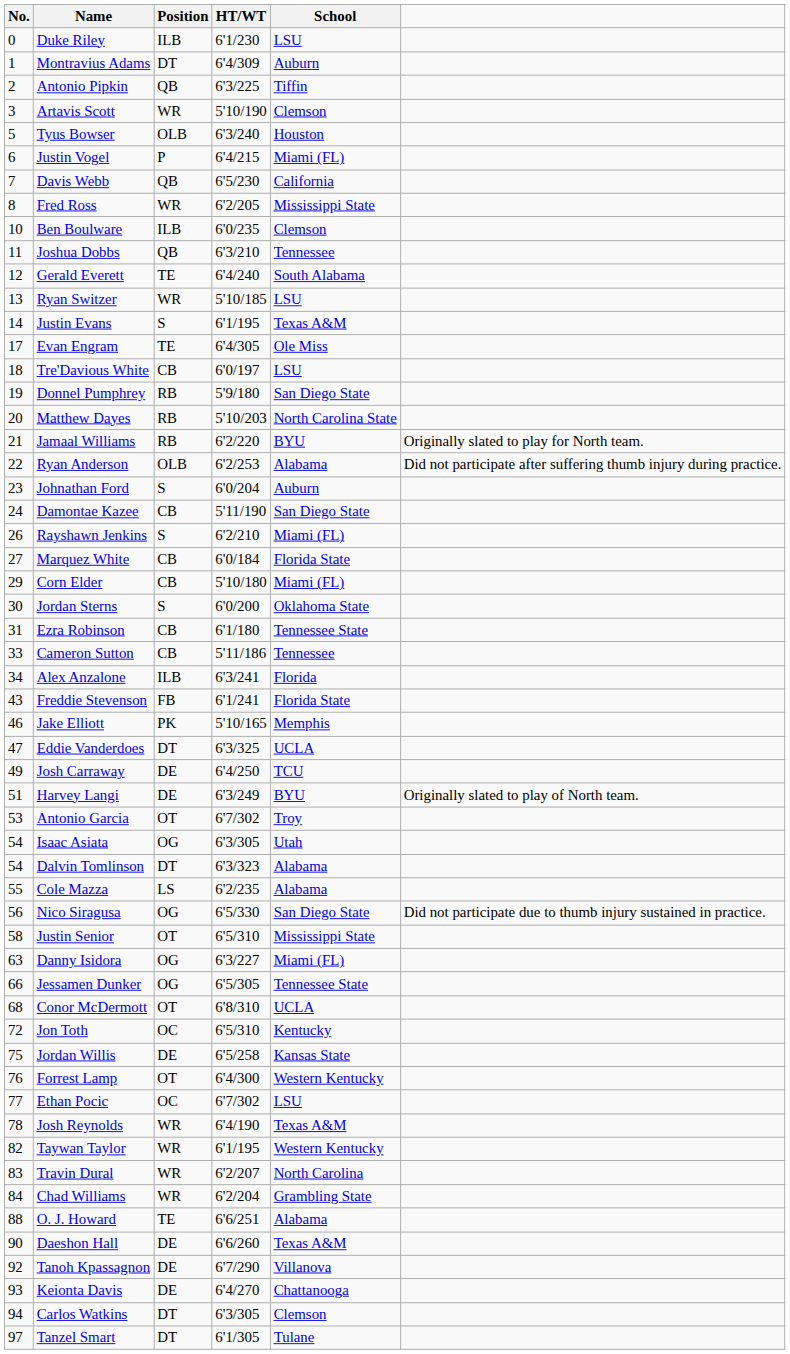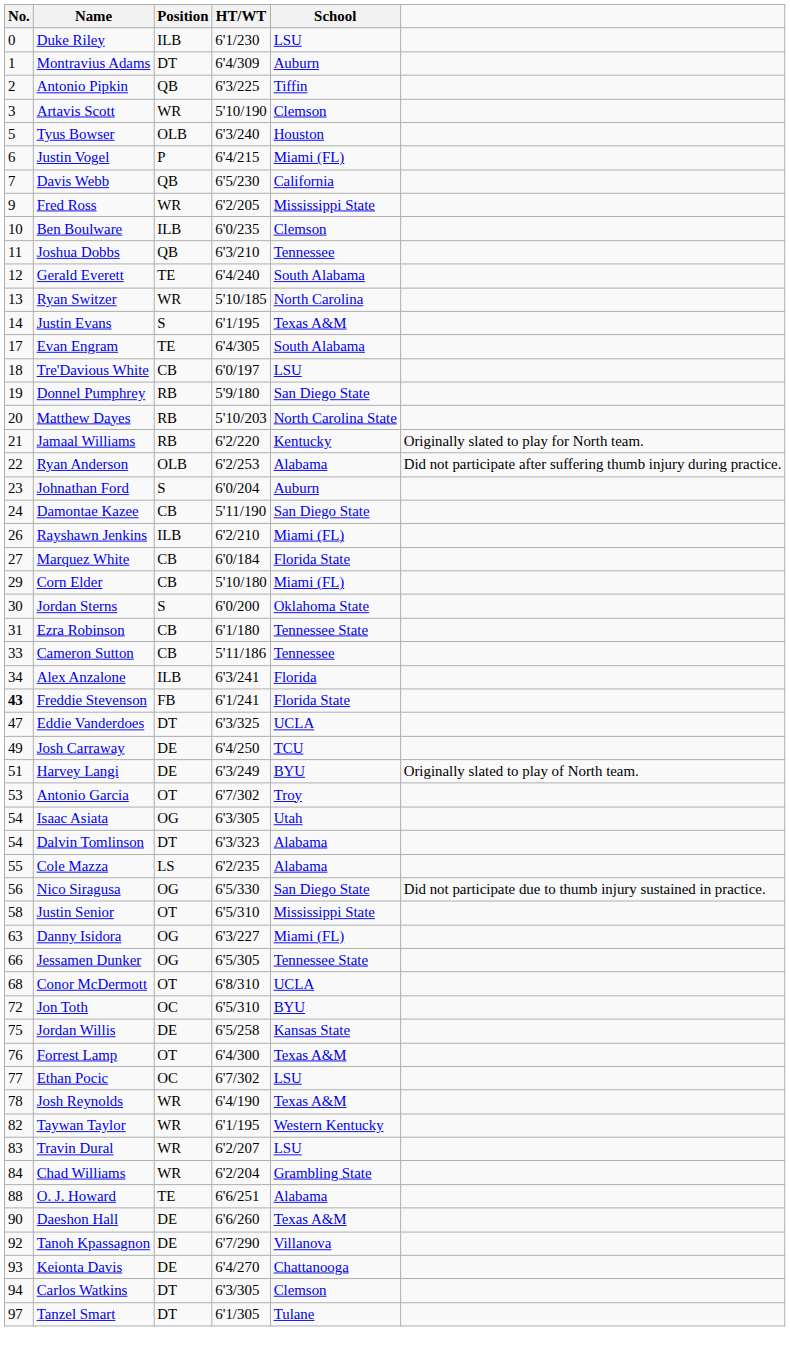(12, 205) 8 -> (12, 205) 9
(288, 299) LSU -> (318, 299) North Carolina
(301, 346) Ole Miss -> (319, 346) South Alabama
(289, 441) BYU -> (303, 441) Kentucky
(161, 535) S -> (169, 535) ILB
(15, 700) normal -> (15, 700) bold
- row: (70, 724)
(303, 1031) Kentucky -> (289, 1007) BYU
(329, 1078) Western Kentucky -> (310, 1054) Texas A&M
(318, 1172) North Carolina -> (288, 1149) LSU
